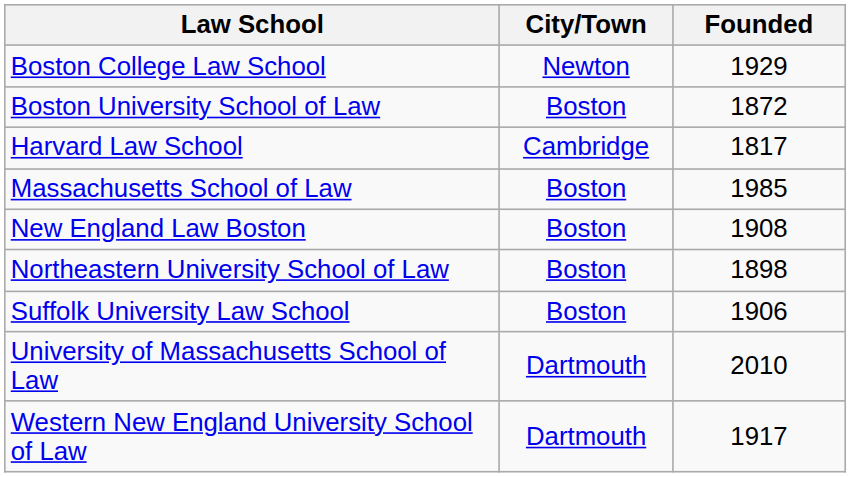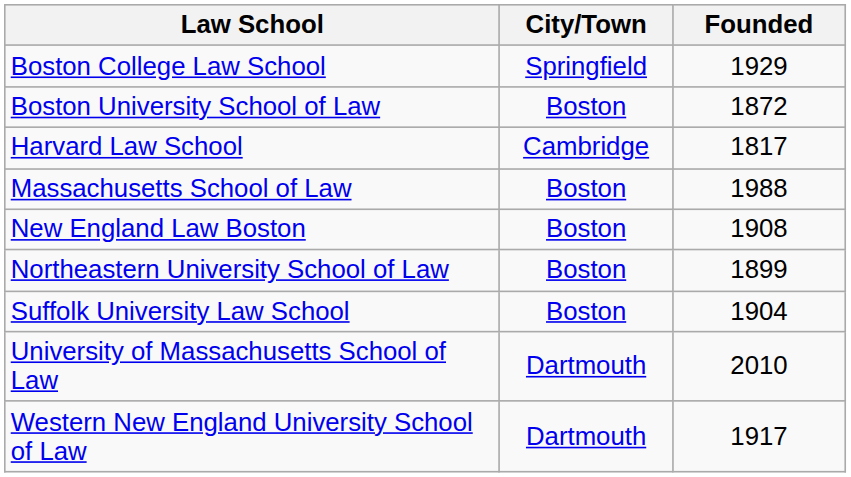(586, 65) Newton -> (586, 65) Springfield
(759, 188) 1985 -> (759, 188) 1988
(759, 270) 1898 -> (759, 270) 1899
(759, 310) 1906 -> (759, 310) 1904
